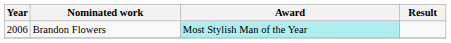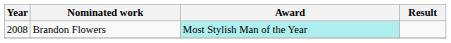(17, 29) 2006 -> (17, 29) 2008
